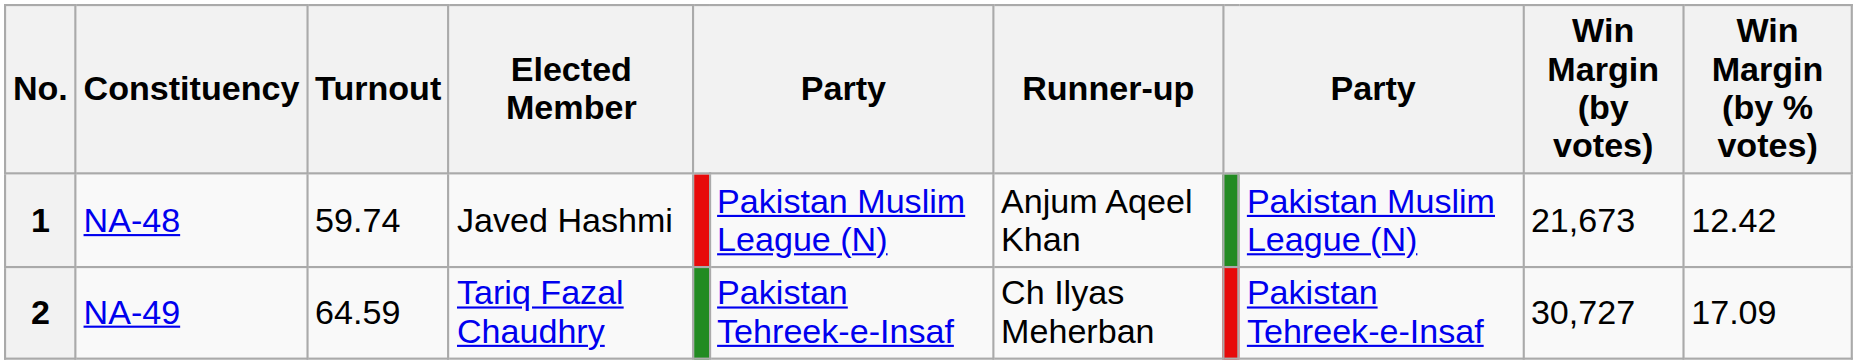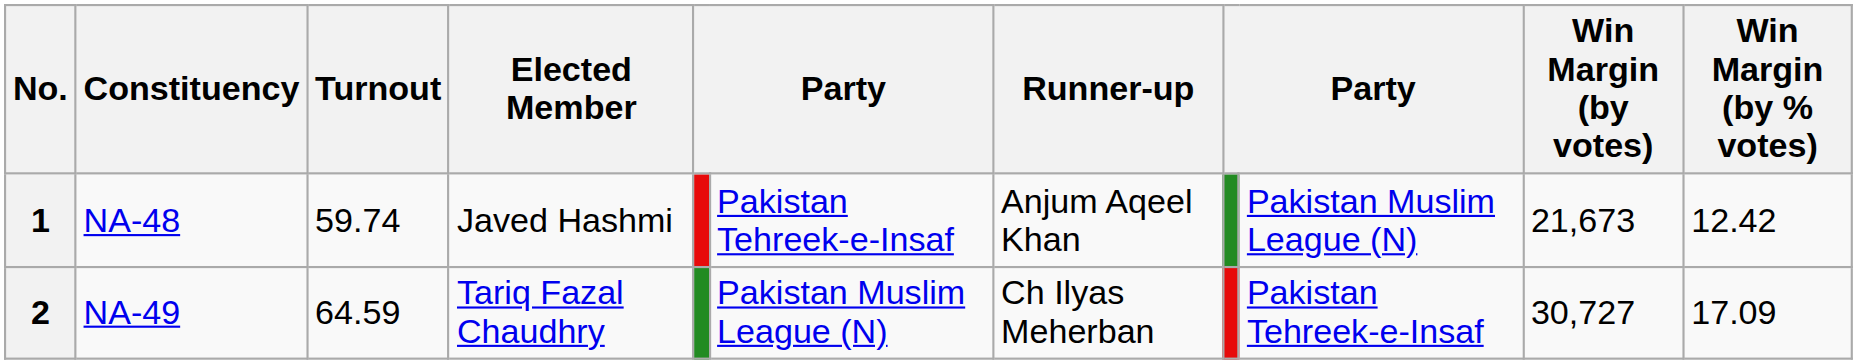(841, 219) Pakistan Muslim League (N) -> (835, 219) Pakistan Tehreek-e-Insaf
(835, 312) Pakistan Tehreek-e-Insaf -> (841, 312) Pakistan Muslim League (N)
